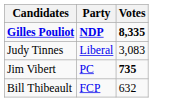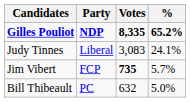+ column: (167, 13)
(87, 69) PC -> (90, 69) FCP
(90, 87) FCP -> (87, 87) PC
